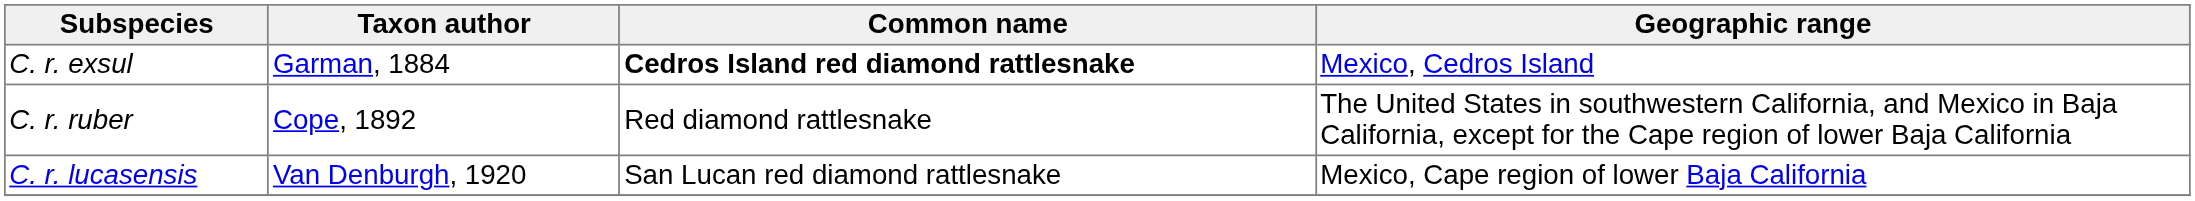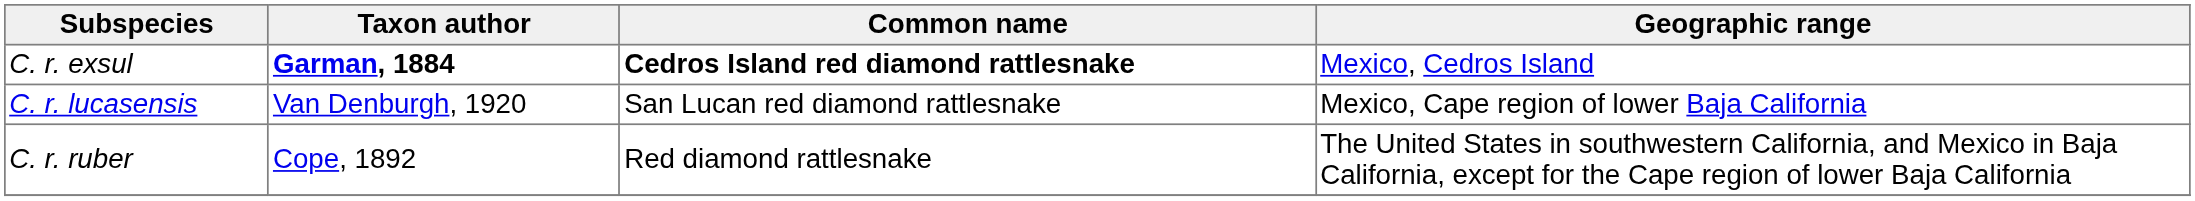(361, 64) normal -> (364, 64) bold
rows swapped: (103, 174) <-> (71, 119)
